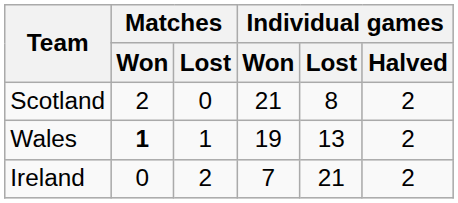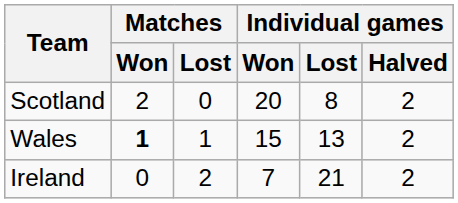(268, 100) 21 -> (268, 100) 20
(268, 139) 19 -> (268, 139) 15
